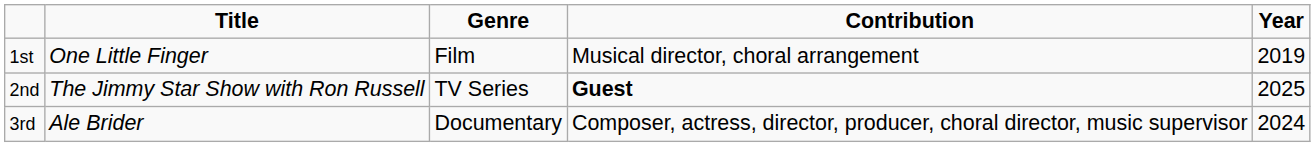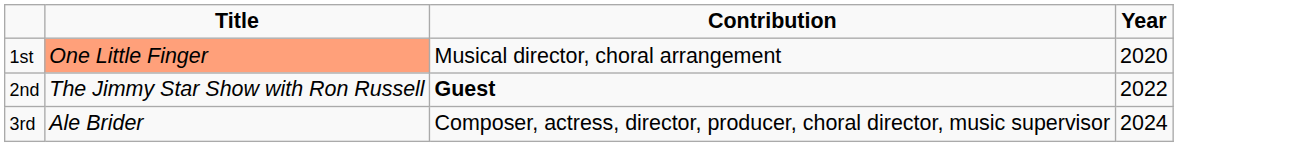- column: (498, 21)
(129, 55) no background -> (129, 55) lightsalmon background
(1281, 55) 2019 -> (1144, 55) 2020
(1281, 89) 2025 -> (1144, 89) 2022
